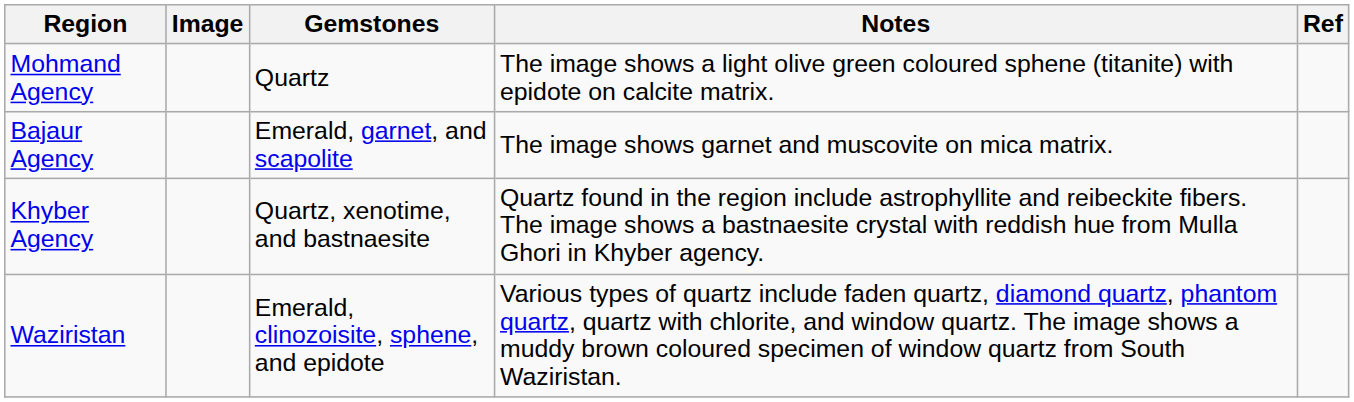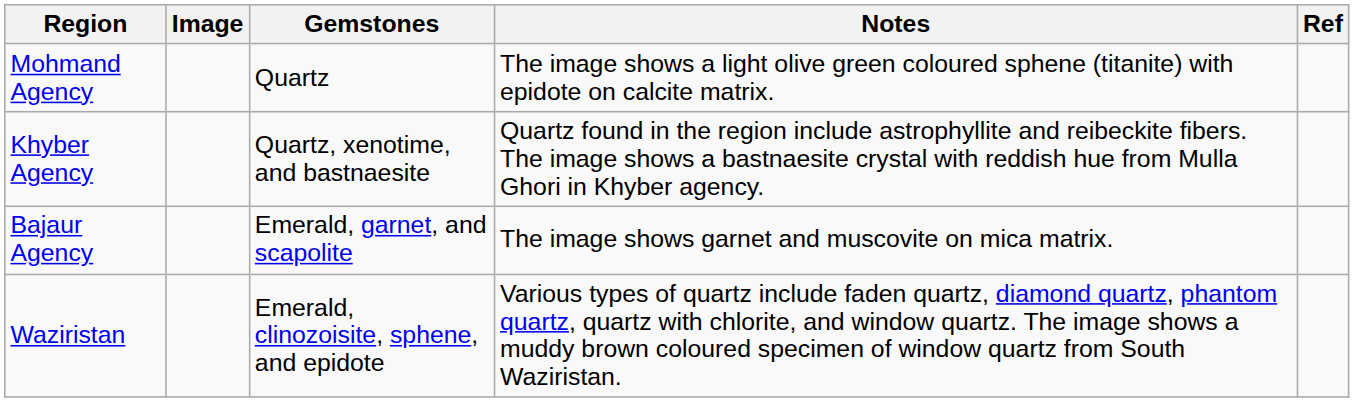rows swapped: (52, 144) <-> (52, 225)
